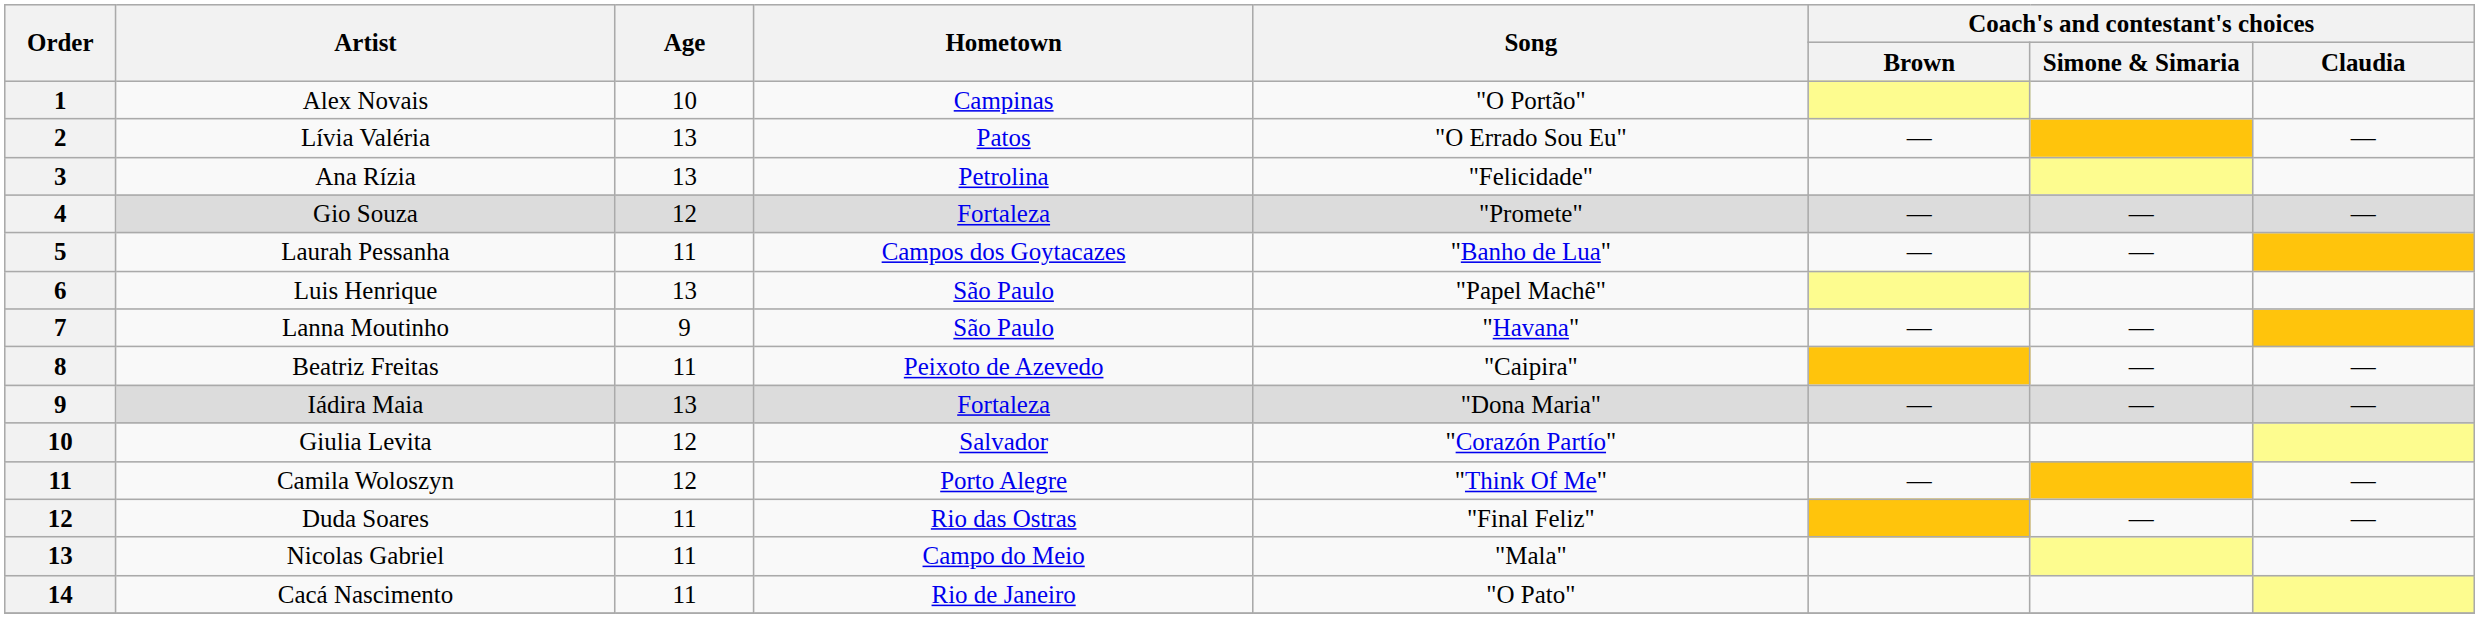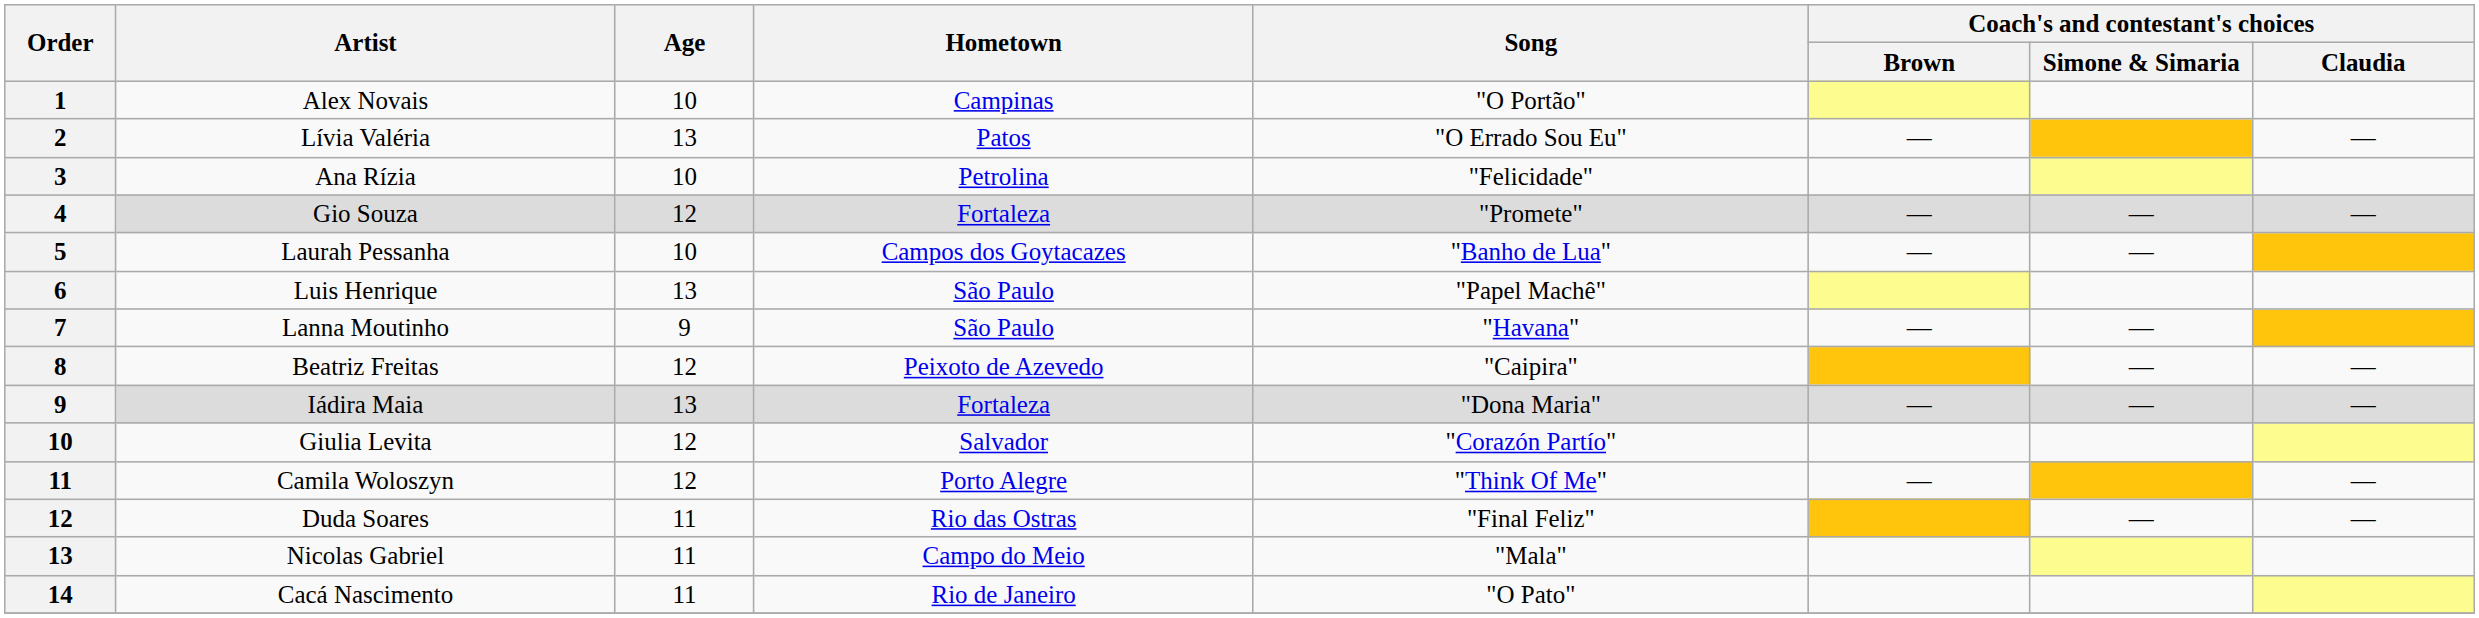(685, 176) 13 -> (685, 176) 10
(685, 252) 11 -> (685, 252) 10
(685, 366) 11 -> (685, 366) 12
